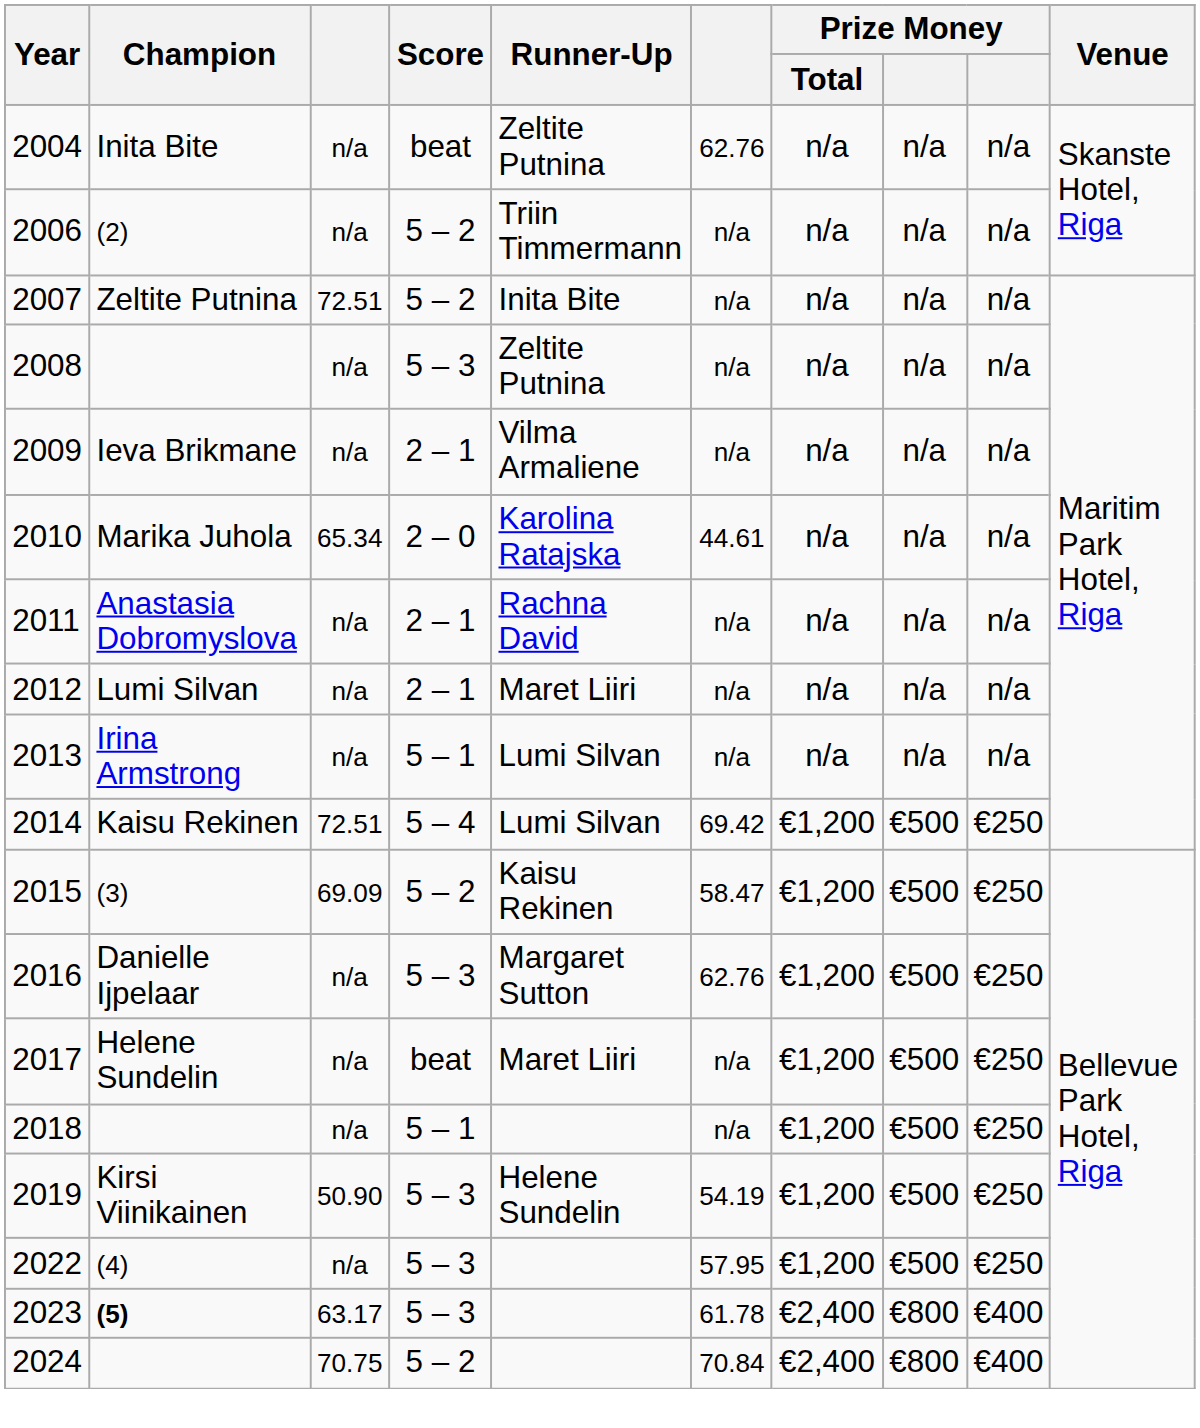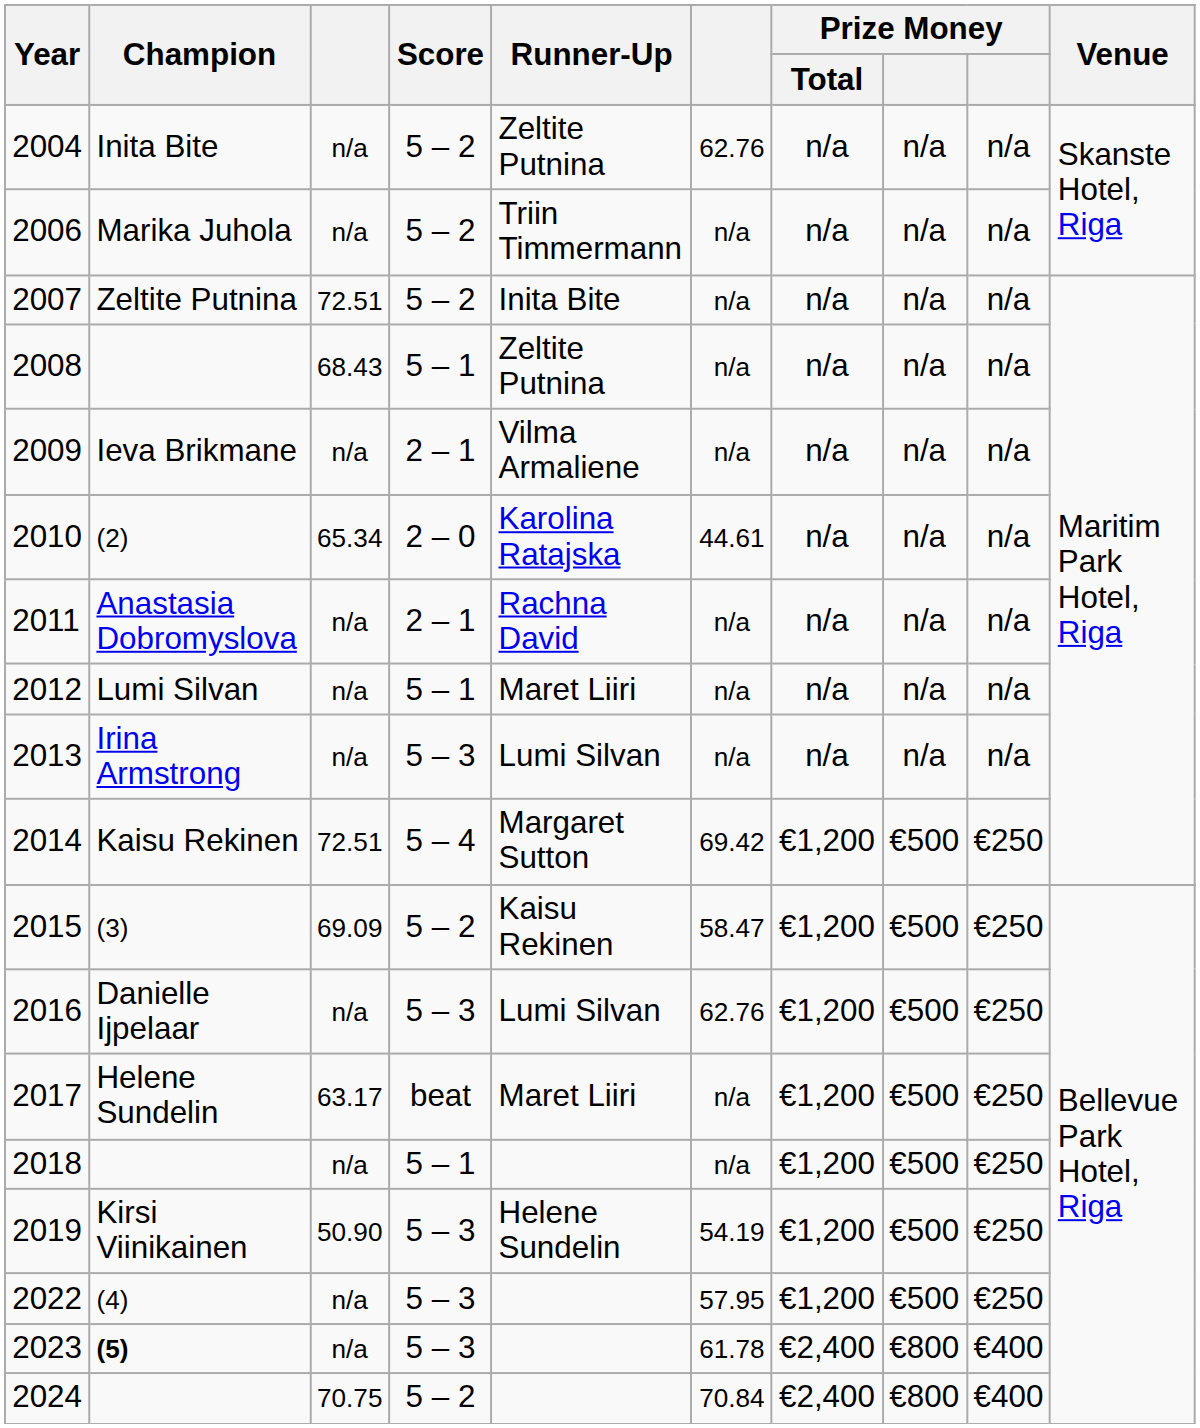(440, 146) beat -> (440, 146) 5 – 2
(112, 233) (2) -> (194, 231) Marika Juhola
(350, 368) n/a -> (350, 368) 68.43
(440, 366) 5 – 3 -> (440, 366) 5 – 1
(194, 536) Marika Juhola -> (112, 538) (2)
(440, 688) 2 – 1 -> (440, 688) 5 – 1
(440, 756) 5 – 1 -> (440, 756) 5 – 3
(580, 823) Lumi Silvan -> (561, 841) Margaret Sutton
(561, 975) Margaret Sutton -> (580, 1011) Lumi Silvan
(350, 1062) n/a -> (350, 1098) 63.17
(350, 1314) 63.17 -> (350, 1349) n/a
